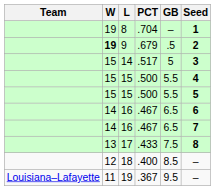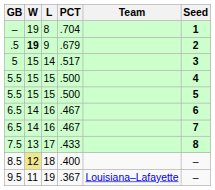columns swapped: (53, 12) <-> (171, 12)
(110, 161) no background -> (33, 161) khaki background
